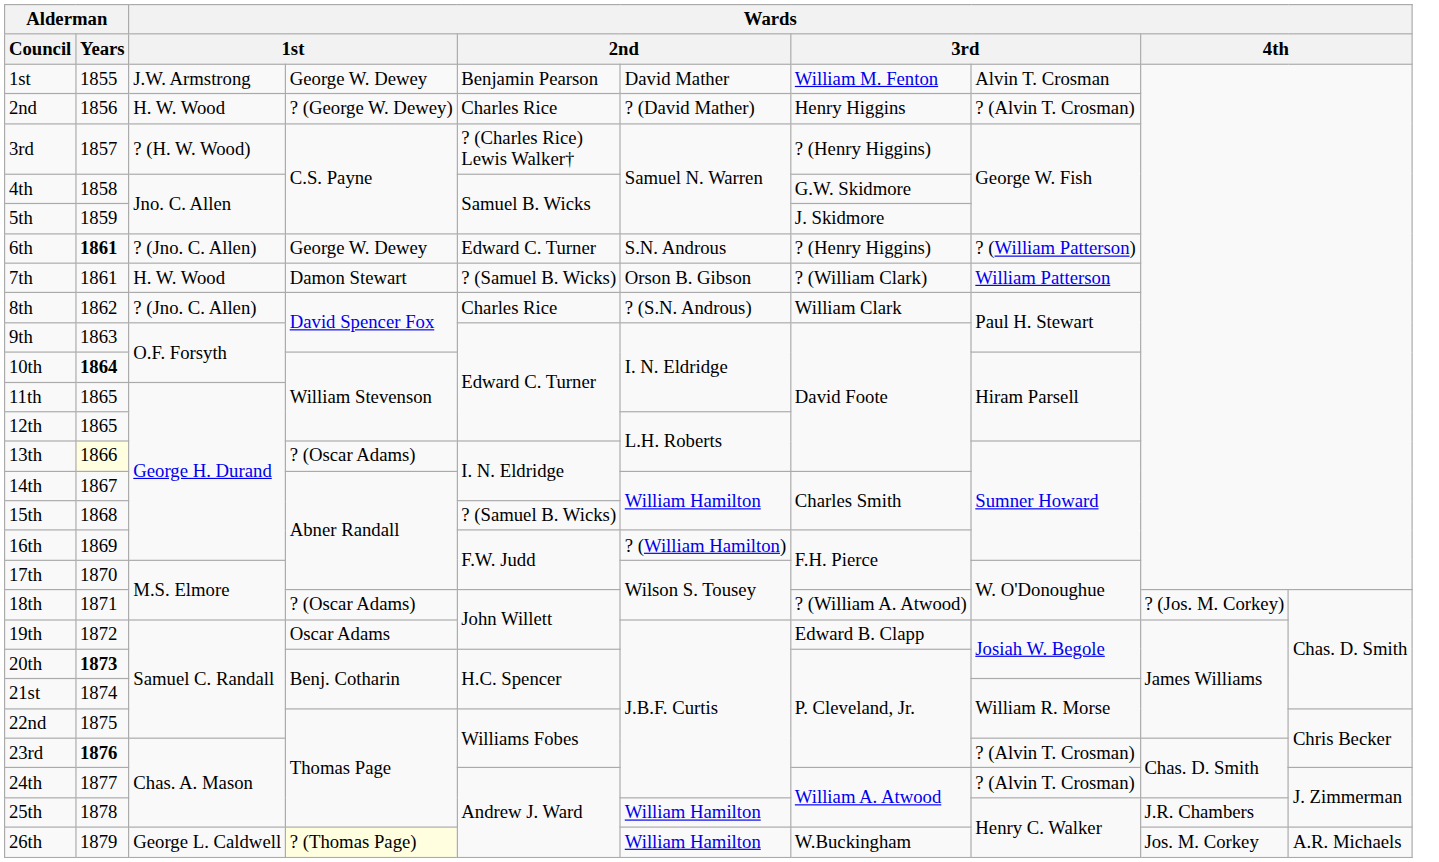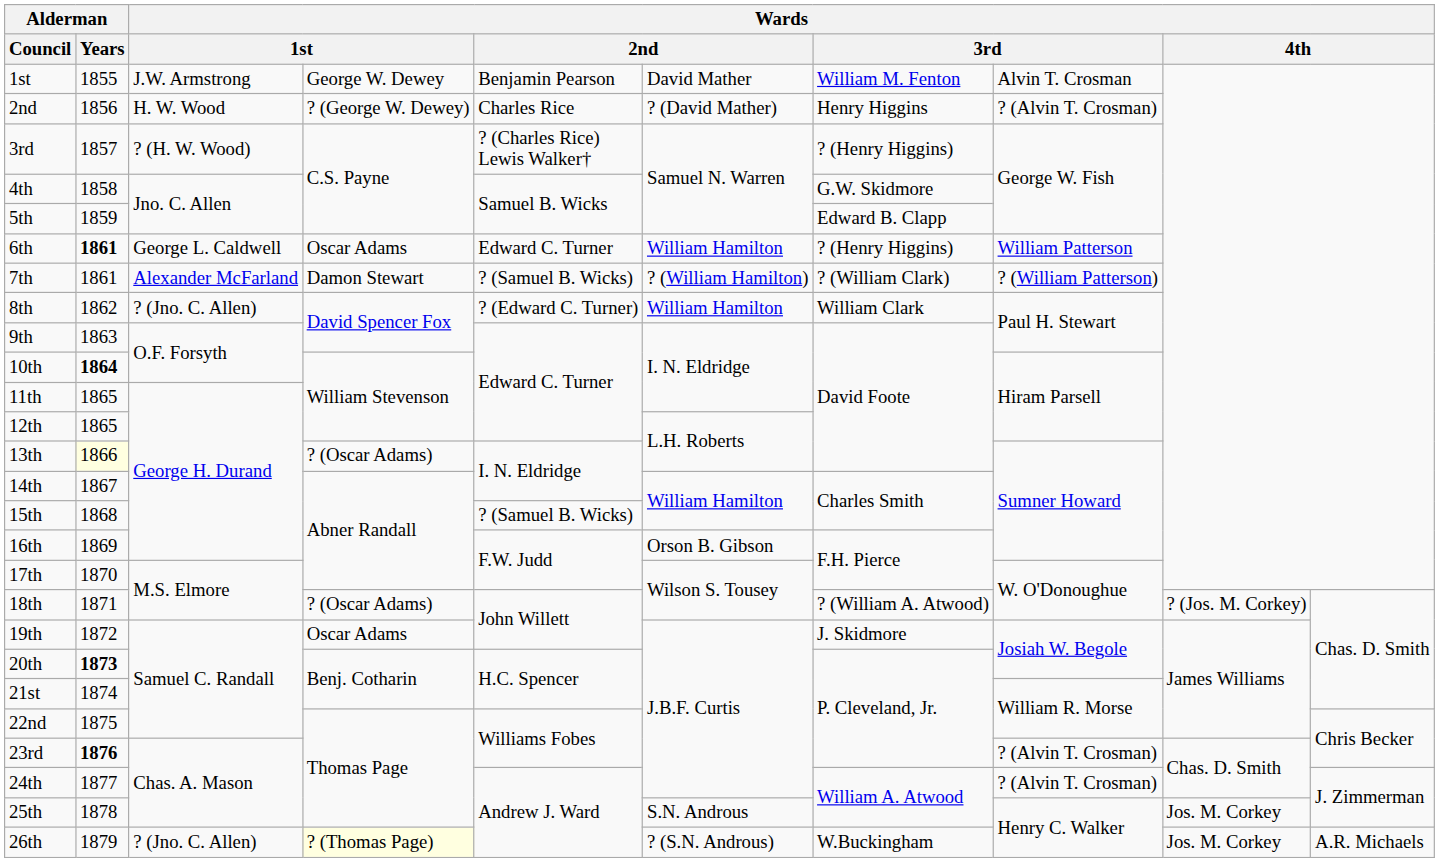(840, 218) J. Skidmore -> (882, 218) Edward B. Clapp
(195, 248) ? (Jno. C. Allen) -> (207, 248) George L. Caldwell
(358, 248) George W. Dewey -> (357, 248) Oscar Adams
(675, 248) S.N. Androus -> (715, 248) William Hamilton
(1056, 248) ? (William Patterson) -> (1065, 248) William Patterson
(179, 277) H. W. Wood -> (216, 277) Alexander McFarland
(688, 277) Orson B. Gibson -> (728, 277) ? (William Hamilton)
(1043, 277) William Patterson -> (1078, 277) ? (William Patterson)
(509, 307) Charles Rice -> (558, 307) ? (Edward C. Turner)
(688, 307) ? (S.N. Androus) -> (715, 307) William Hamilton
(705, 545) ? (William Hamilton) -> (710, 545) Orson B. Gibson
(860, 634) Edward B. Clapp -> (862, 634) J. Skidmore
(693, 812) William Hamilton -> (698, 812) S.N. Androus
(1199, 812) J.R. Chambers -> (1224, 812) Jos. M. Corkey
(207, 842) George L. Caldwell -> (195, 842) ? (Jno. C. Allen)
(693, 842) William Hamilton -> (710, 842) ? (S.N. Androus)
